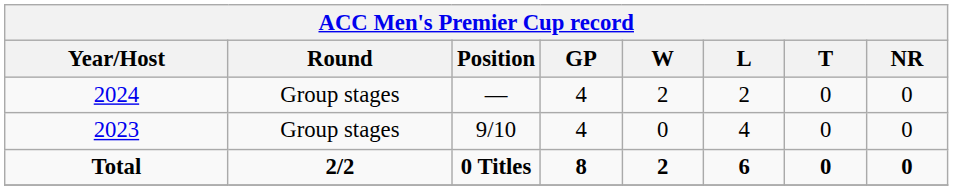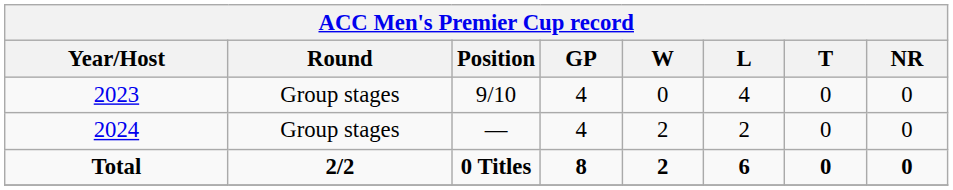rows swapped: (116, 130) <-> (116, 94)
